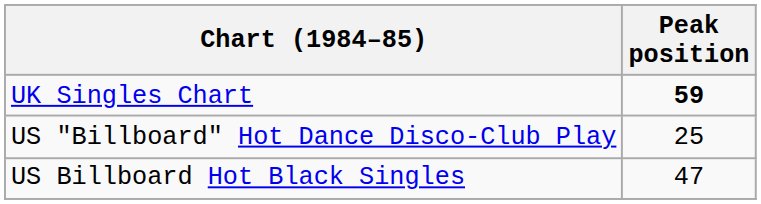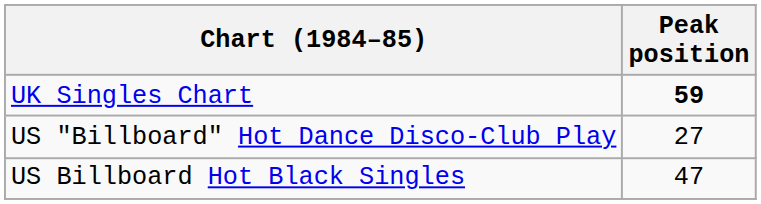(689, 137) 25 -> (689, 137) 27
